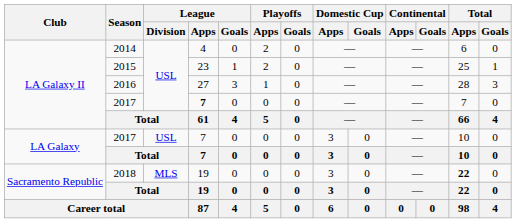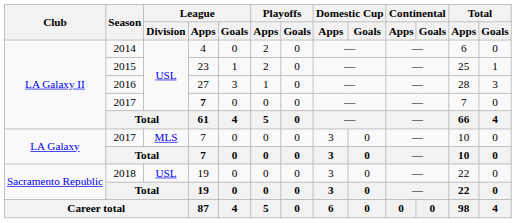(166, 137) USL -> (166, 137) MLS
(166, 173) MLS -> (166, 173) USL
(464, 173) bold -> (464, 173) normal
